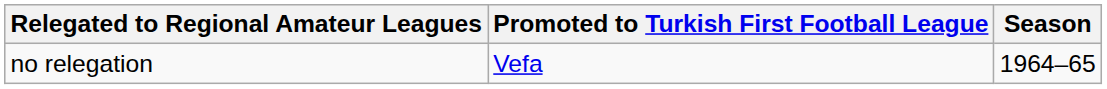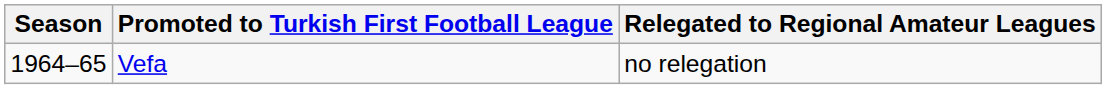columns swapped: (1048, 24) <-> (246, 24)
